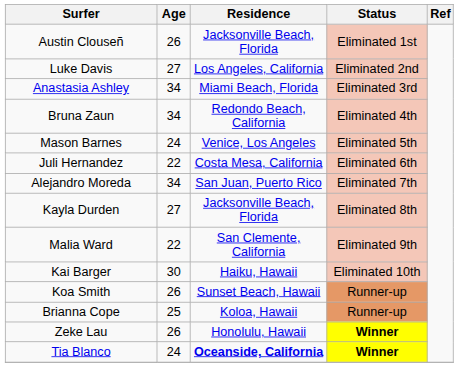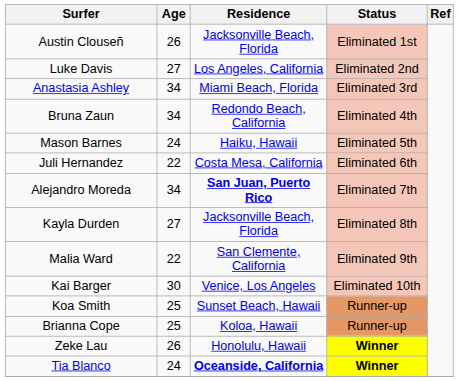(259, 143) Venice, Los Angeles -> (259, 143) Haiku, Hawaii
(259, 183) normal -> (259, 190) bold
(259, 271) Haiku, Hawaii -> (259, 286) Venice, Los Angeles
(174, 291) 26 -> (174, 306) 25
